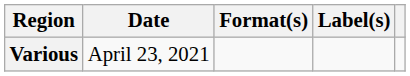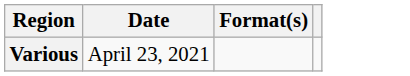- column: (354, 20)
